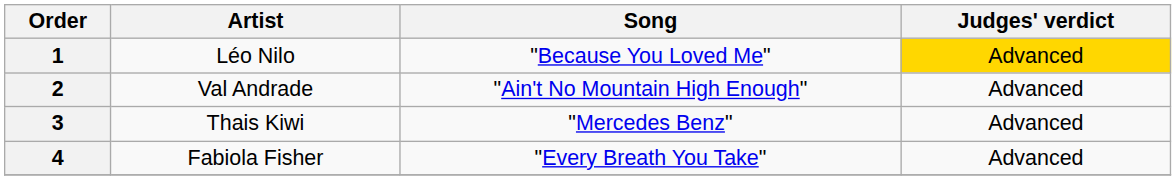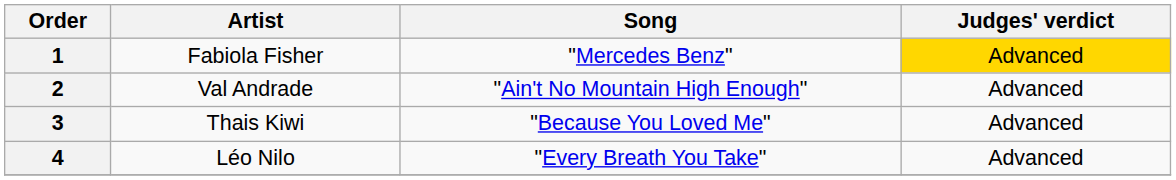(255, 55) Léo Nilo -> (255, 55) Fabiola Fisher
(650, 55) "Because You Loved Me" -> (650, 55) "Mercedes Benz"
(650, 123) "Mercedes Benz" -> (650, 123) "Because You Loved Me"
(255, 157) Fabiola Fisher -> (255, 157) Léo Nilo
